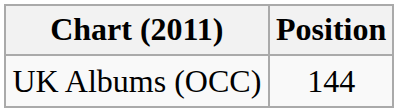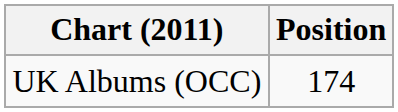(331, 80) 144 -> (331, 80) 174
